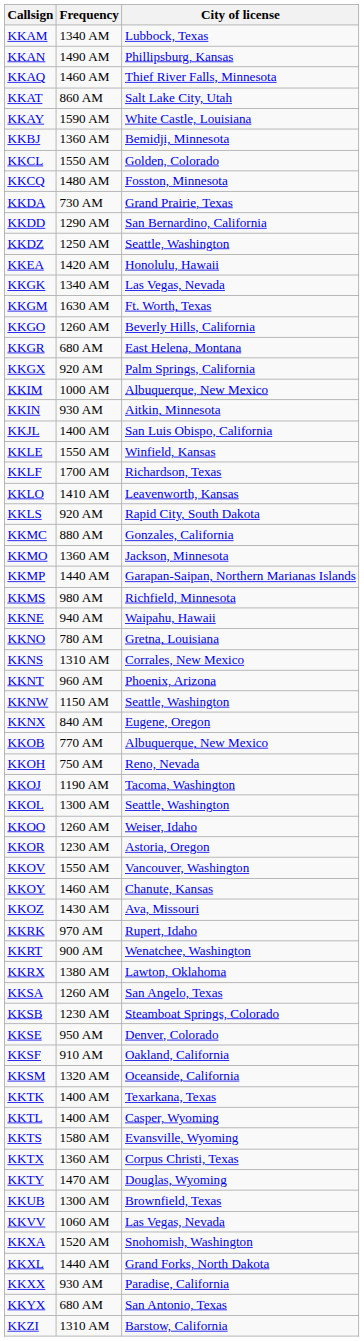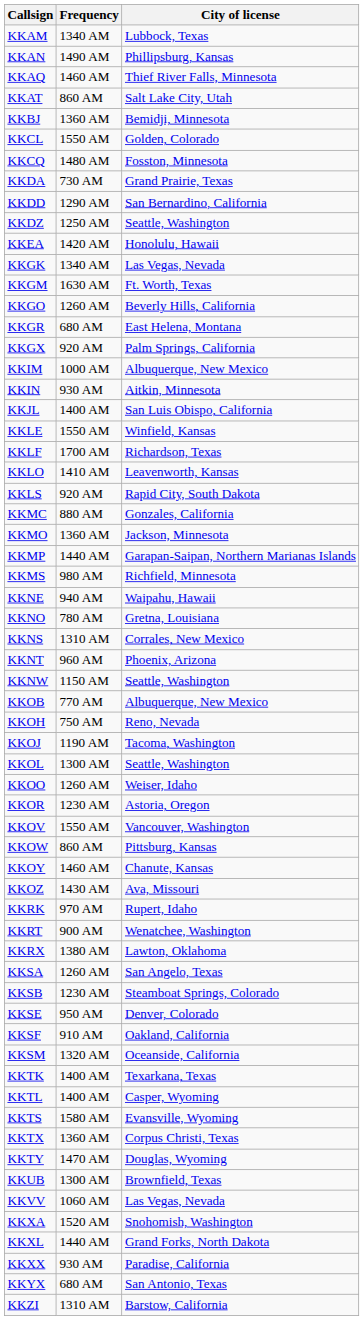- row: (26, 118)
- row: (26, 722)
+ row: (28, 847)
